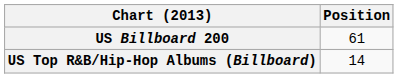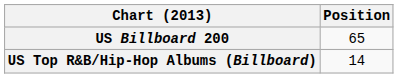(357, 39) 61 -> (357, 39) 65
